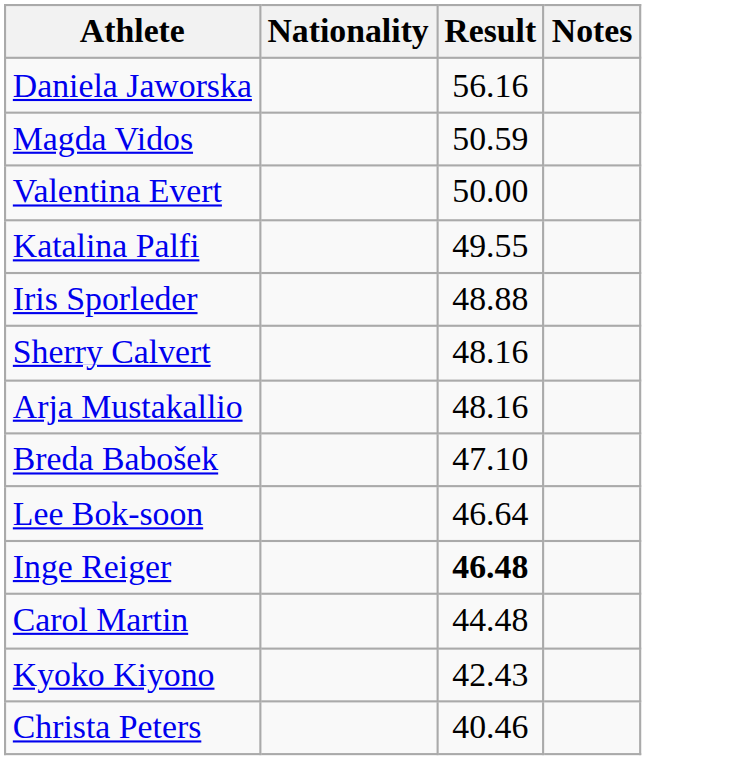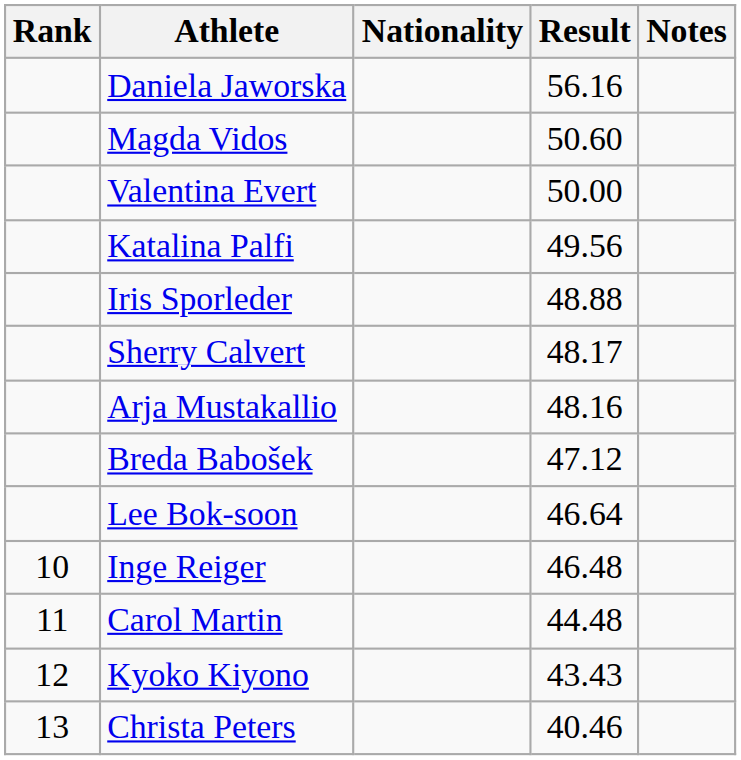+ column: (52, 31)
(490, 138) 50.59 -> (585, 138) 50.60
(490, 245) 49.55 -> (585, 245) 49.56
(490, 352) 48.16 -> (585, 352) 48.17
(490, 459) 47.10 -> (585, 459) 47.12
(490, 566) bold -> (585, 566) normal
(490, 673) 42.43 -> (585, 673) 43.43
